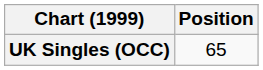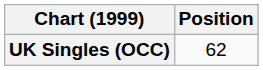(216, 49) 65 -> (216, 49) 62
